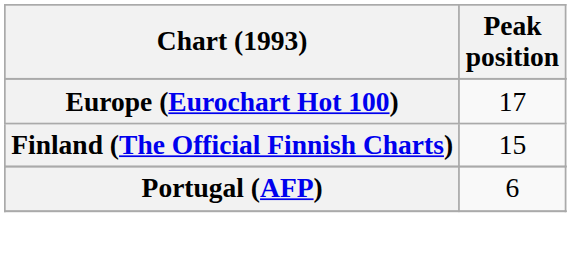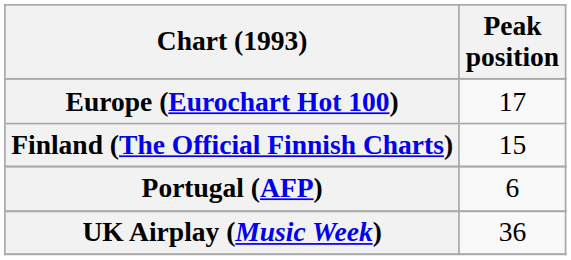+ row: (232, 231)
